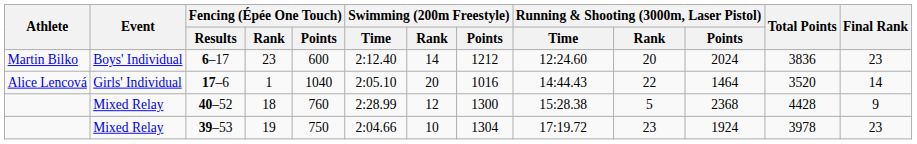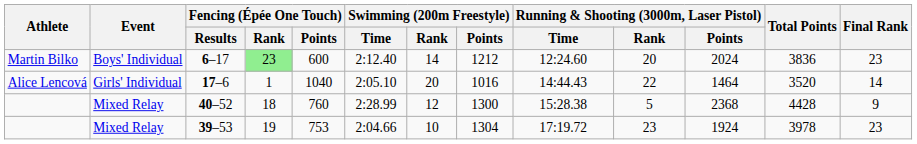(269, 60) no background -> (269, 60) lightgreen background
(319, 127) 750 -> (319, 127) 753
